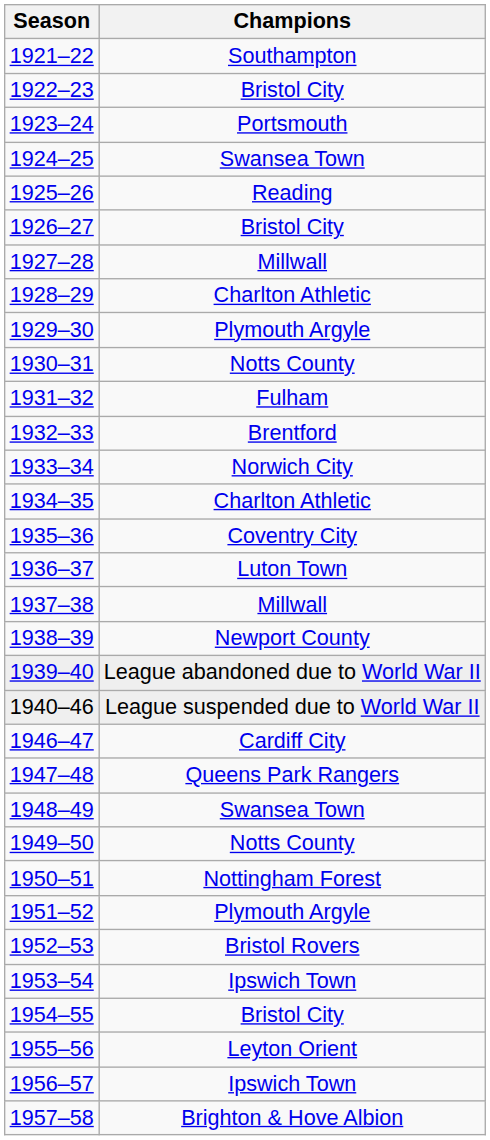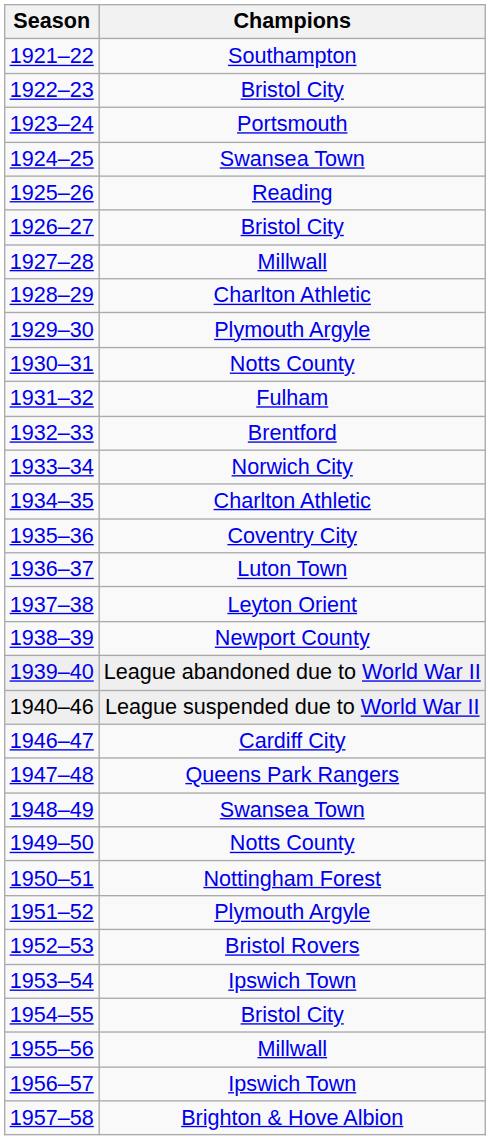(292, 603) Millwall -> (292, 603) Leyton Orient
(292, 1049) Leyton Orient -> (292, 1049) Millwall
